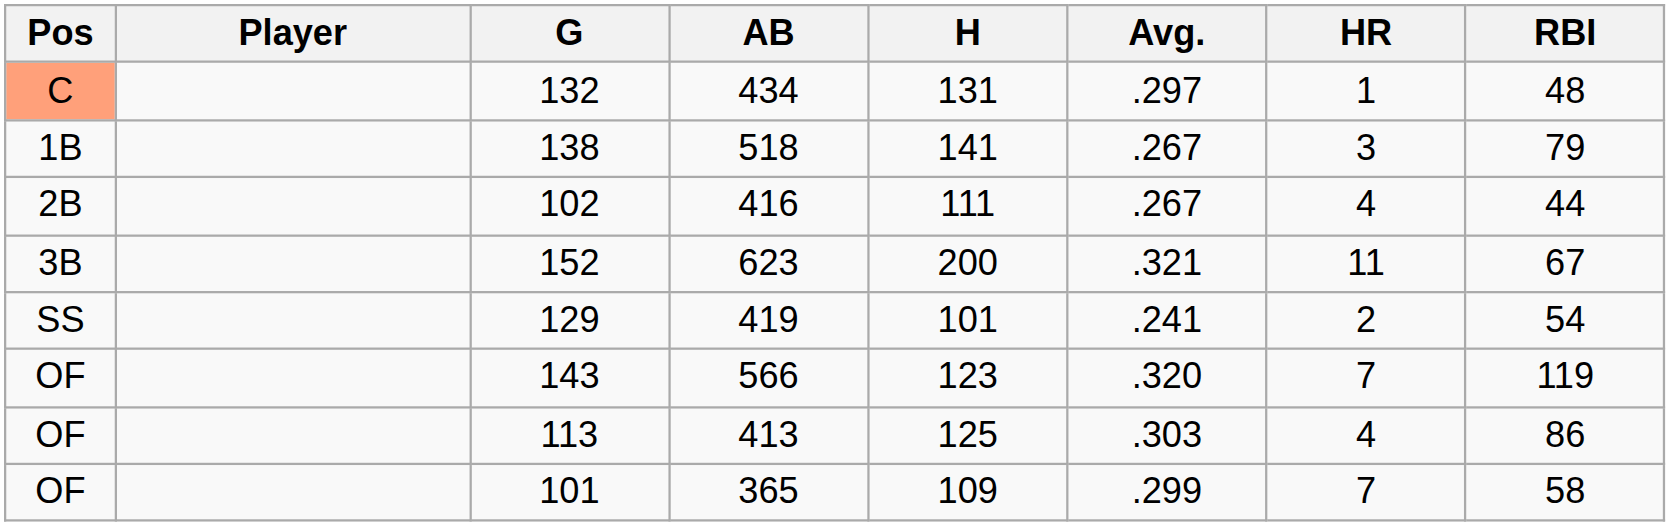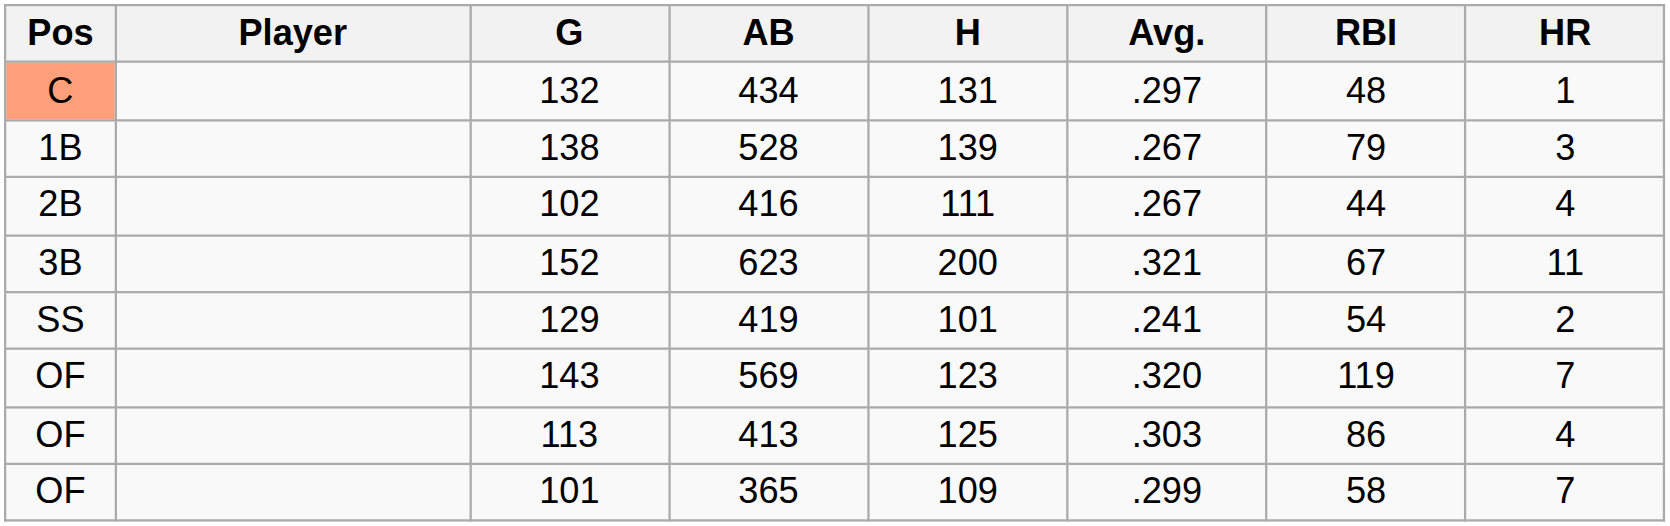columns swapped: (1366, 33) <-> (1565, 33)
(769, 147) 518 -> (769, 147) 528
(968, 147) 141 -> (968, 147) 139
(769, 377) 566 -> (769, 377) 569
